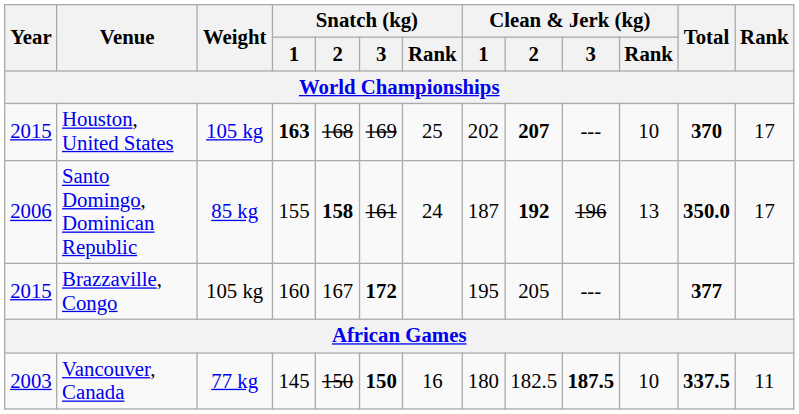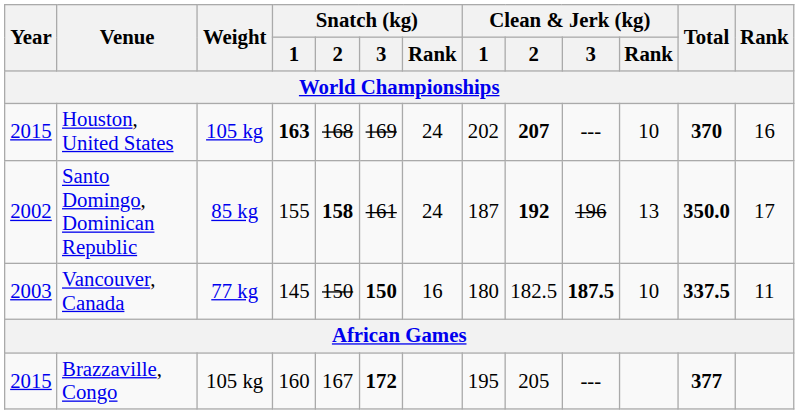(432, 131) 25 -> (432, 131) 24
(764, 131) 17 -> (764, 131) 16
(31, 211) 2006 -> (31, 211) 2002
rows swapped: (109, 380) <-> (112, 291)
